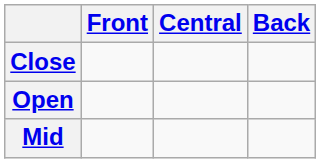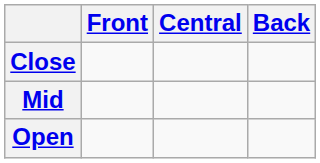rows swapped: (43, 137) <-> (43, 99)
